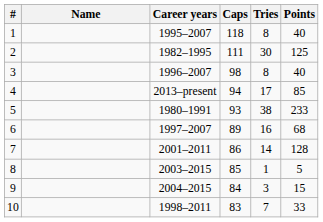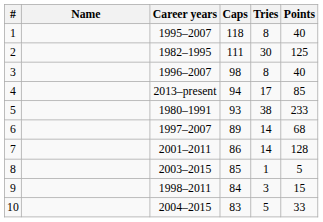(266, 130) 16 -> (266, 130) 14
(185, 188) 2004–2015 -> (185, 188) 1998–2011
(185, 207) 1998–2011 -> (185, 207) 2004–2015
(266, 207) 7 -> (266, 207) 5
